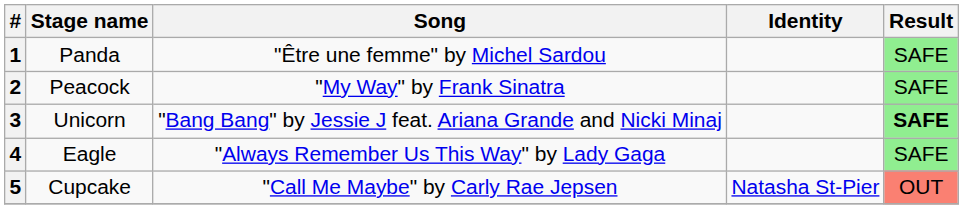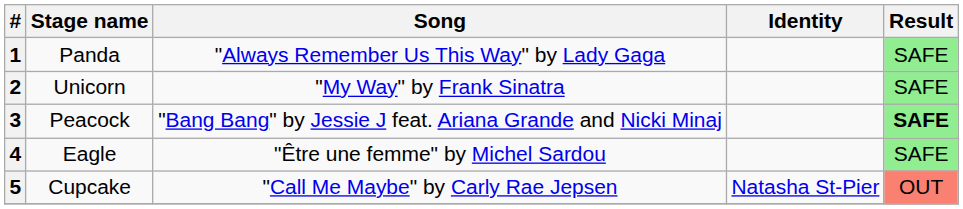(440, 54) "Être une femme" by Michel Sardou -> (440, 54) "Always Remember Us This Way" by Lady Gaga
(90, 87) Peacock -> (90, 87) Unicorn
(90, 120) Unicorn -> (90, 120) Peacock
(440, 154) "Always Remember Us This Way" by Lady Gaga -> (440, 154) "Être une femme" by Michel Sardou
